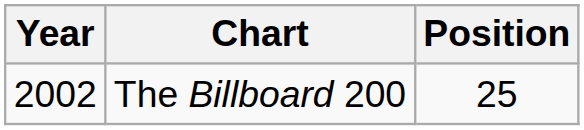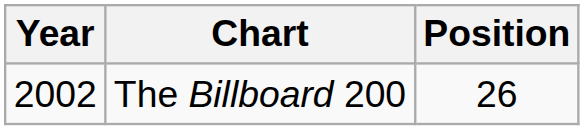(497, 93) 25 -> (497, 93) 26
